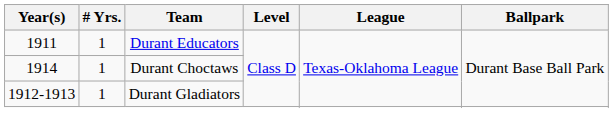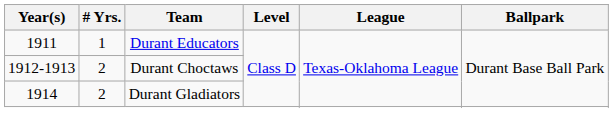(42, 68) 1914 -> (42, 68) 1912-1913
(102, 68) 1 -> (102, 68) 2
(42, 94) 1912-1913 -> (42, 94) 1914
(102, 94) 1 -> (102, 94) 2
